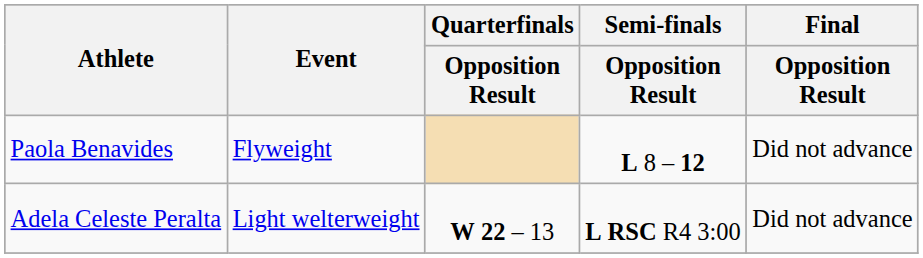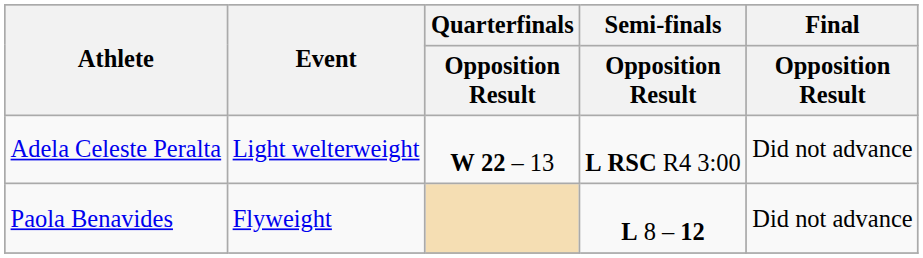rows swapped: (92, 149) <-> (116, 218)
